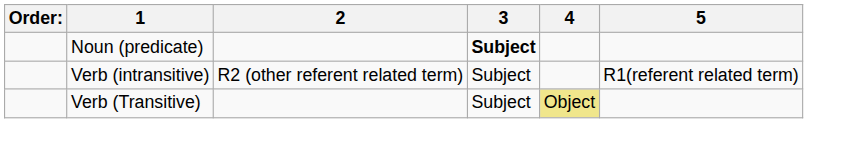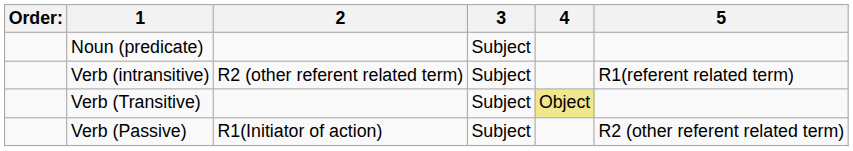(504, 46) bold -> (501, 46) normal
+ row: (129, 131)
